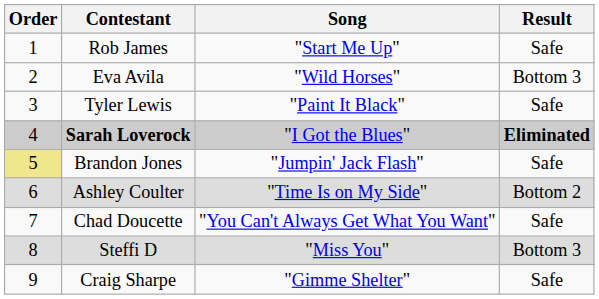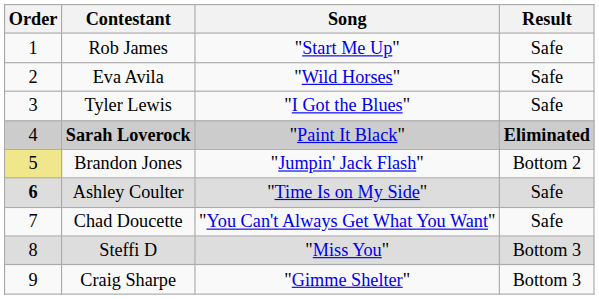(547, 76) Bottom 3 -> (547, 76) Safe
(347, 105) "Paint It Black" -> (347, 105) "I Got the Blues"
(347, 134) "I Got the Blues" -> (347, 134) "Paint It Black"
(547, 163) Safe -> (547, 163) Bottom 2
(33, 192) normal -> (33, 192) bold
(547, 192) Bottom 2 -> (547, 192) Safe
(547, 279) Safe -> (547, 279) Bottom 3
